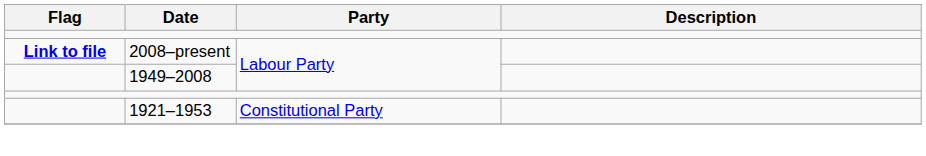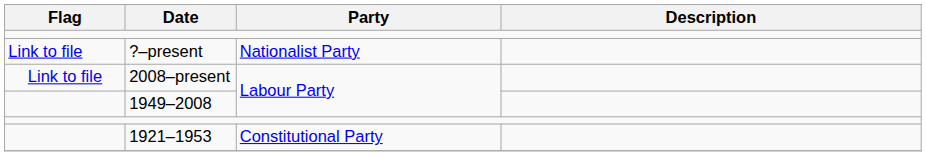+ row: (166, 51)
(65, 51) bold -> (65, 77) normal
